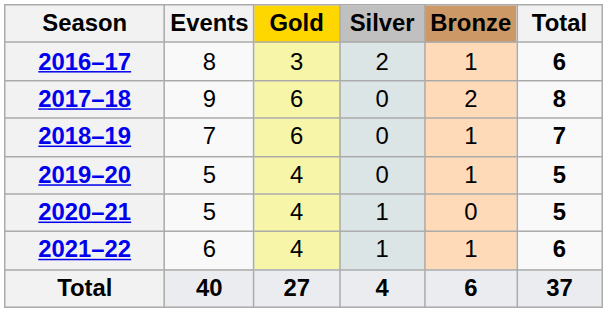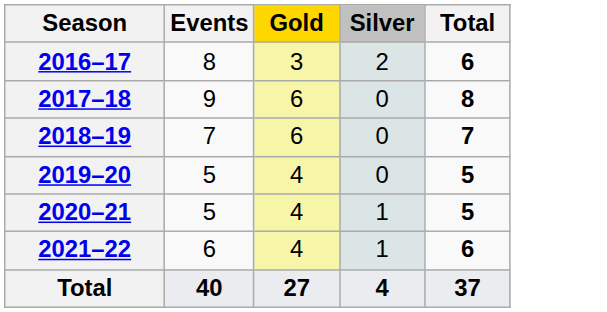- column: (471, 23)
